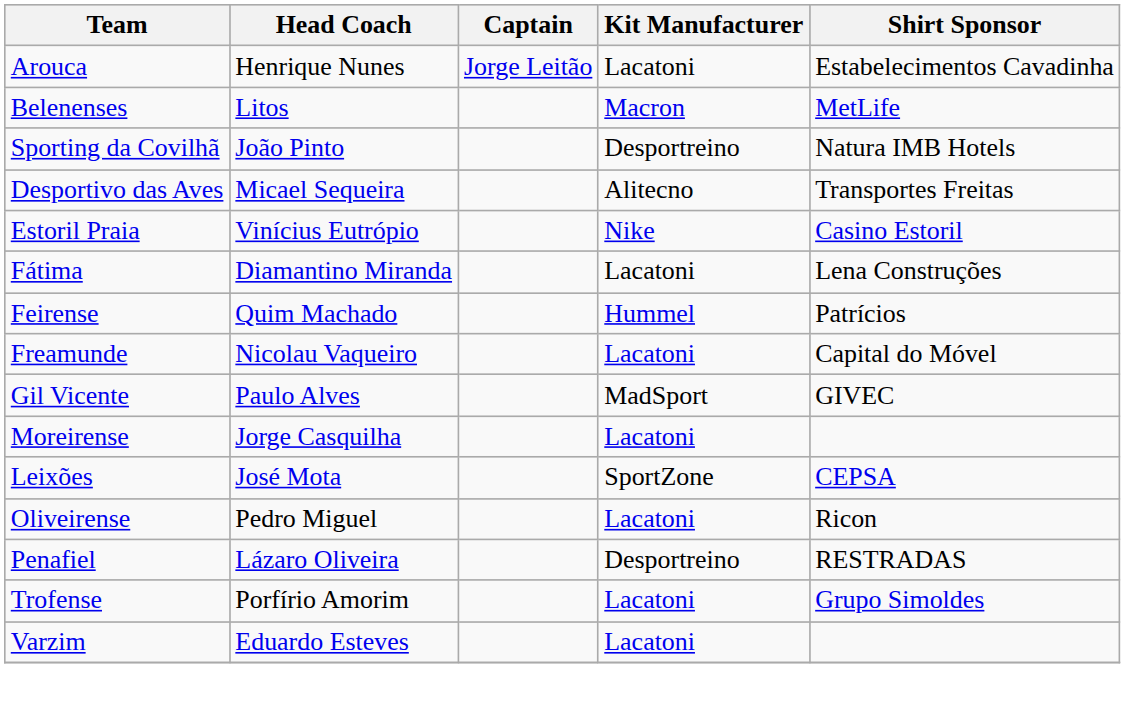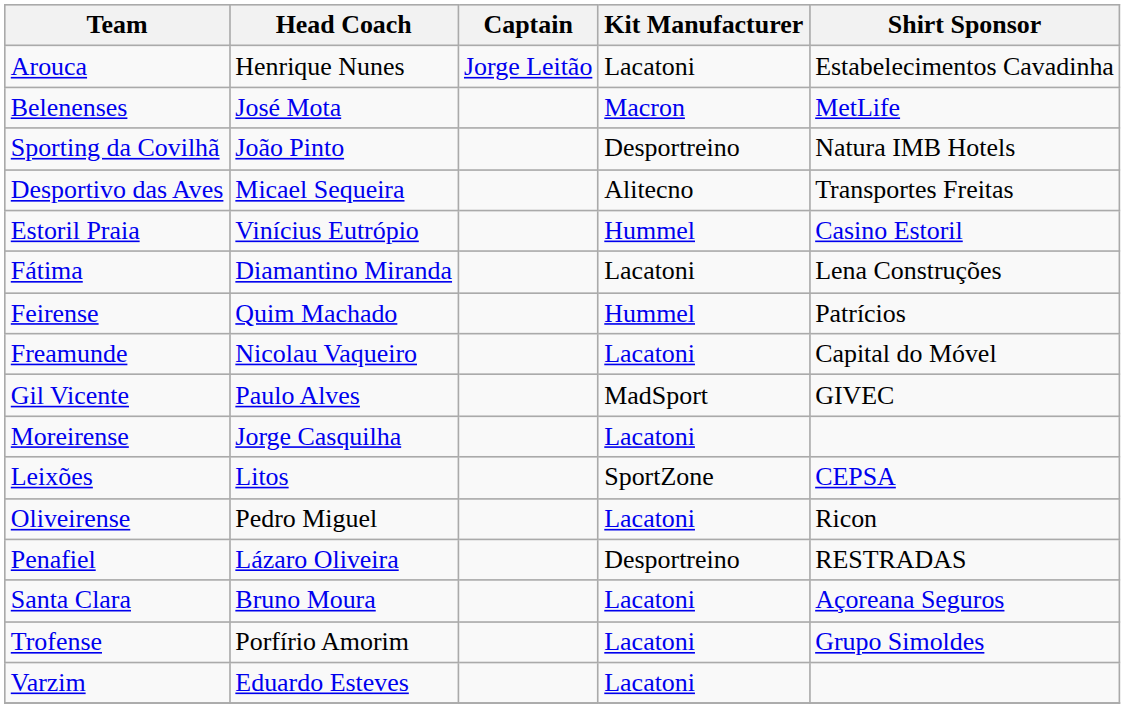(262, 107) Litos -> (288, 107) José Mota
(629, 230) Nike -> (650, 230) Hummel
(288, 477) José Mota -> (262, 477) Litos
+ row: (71, 600)
